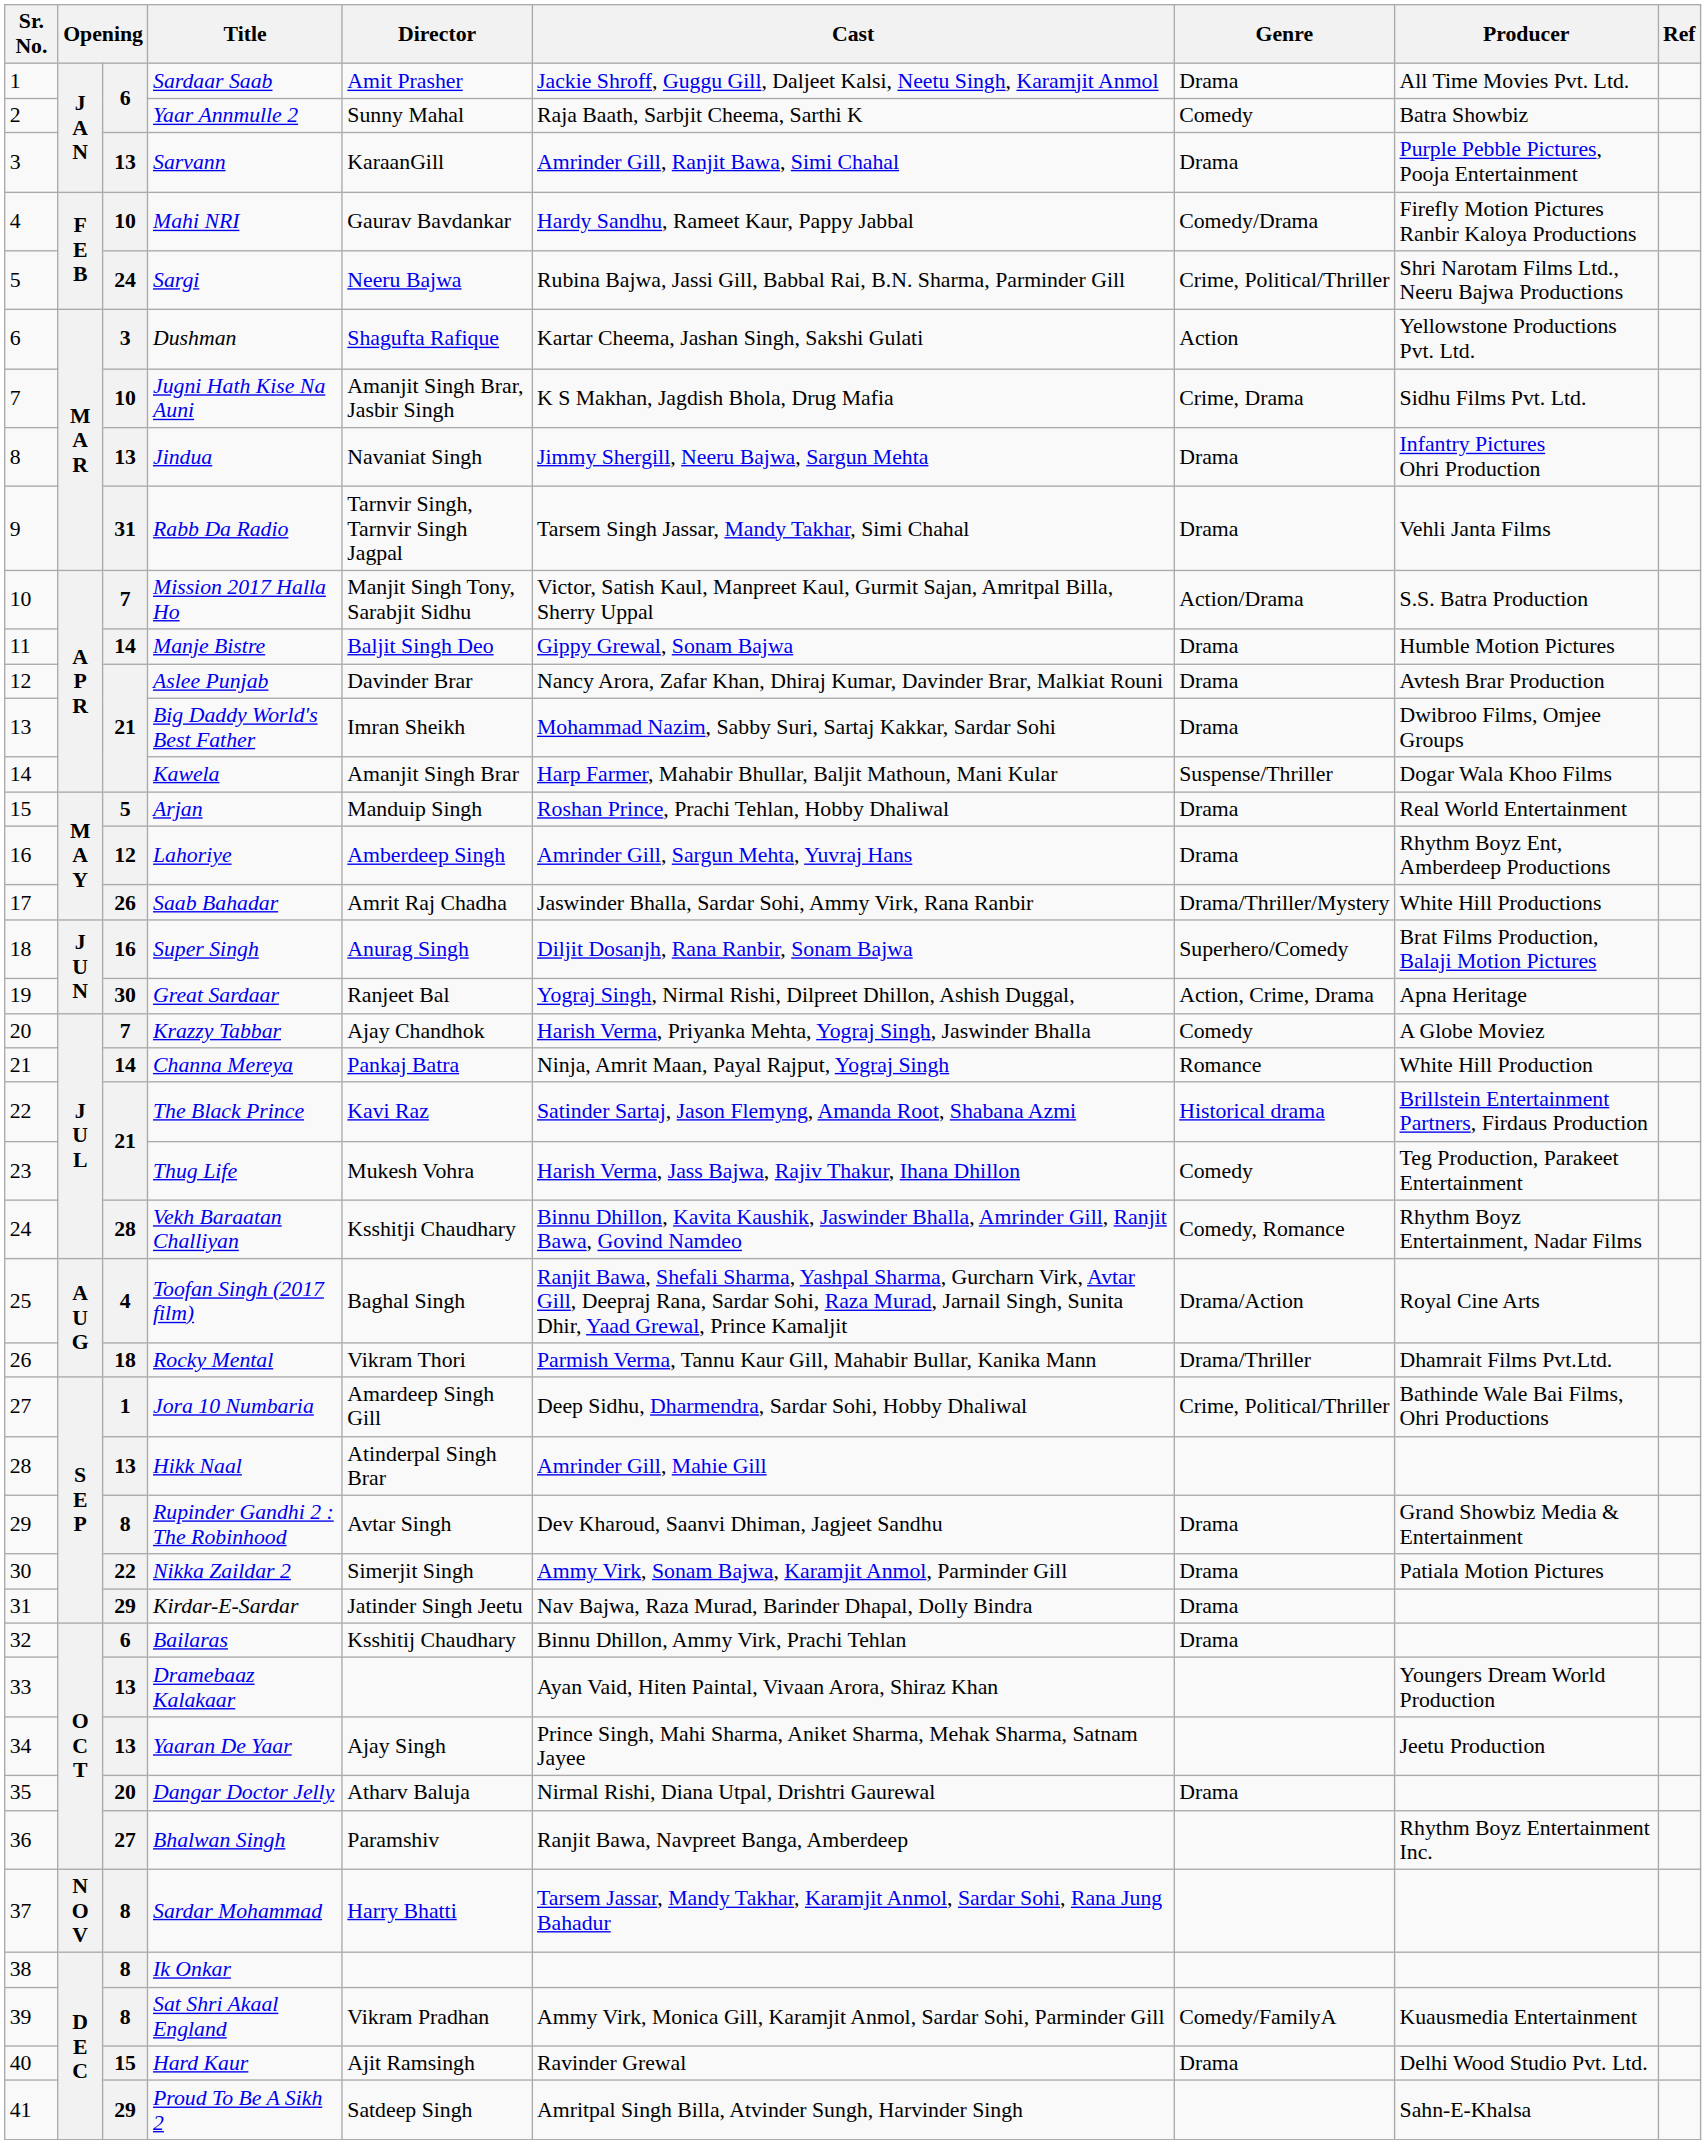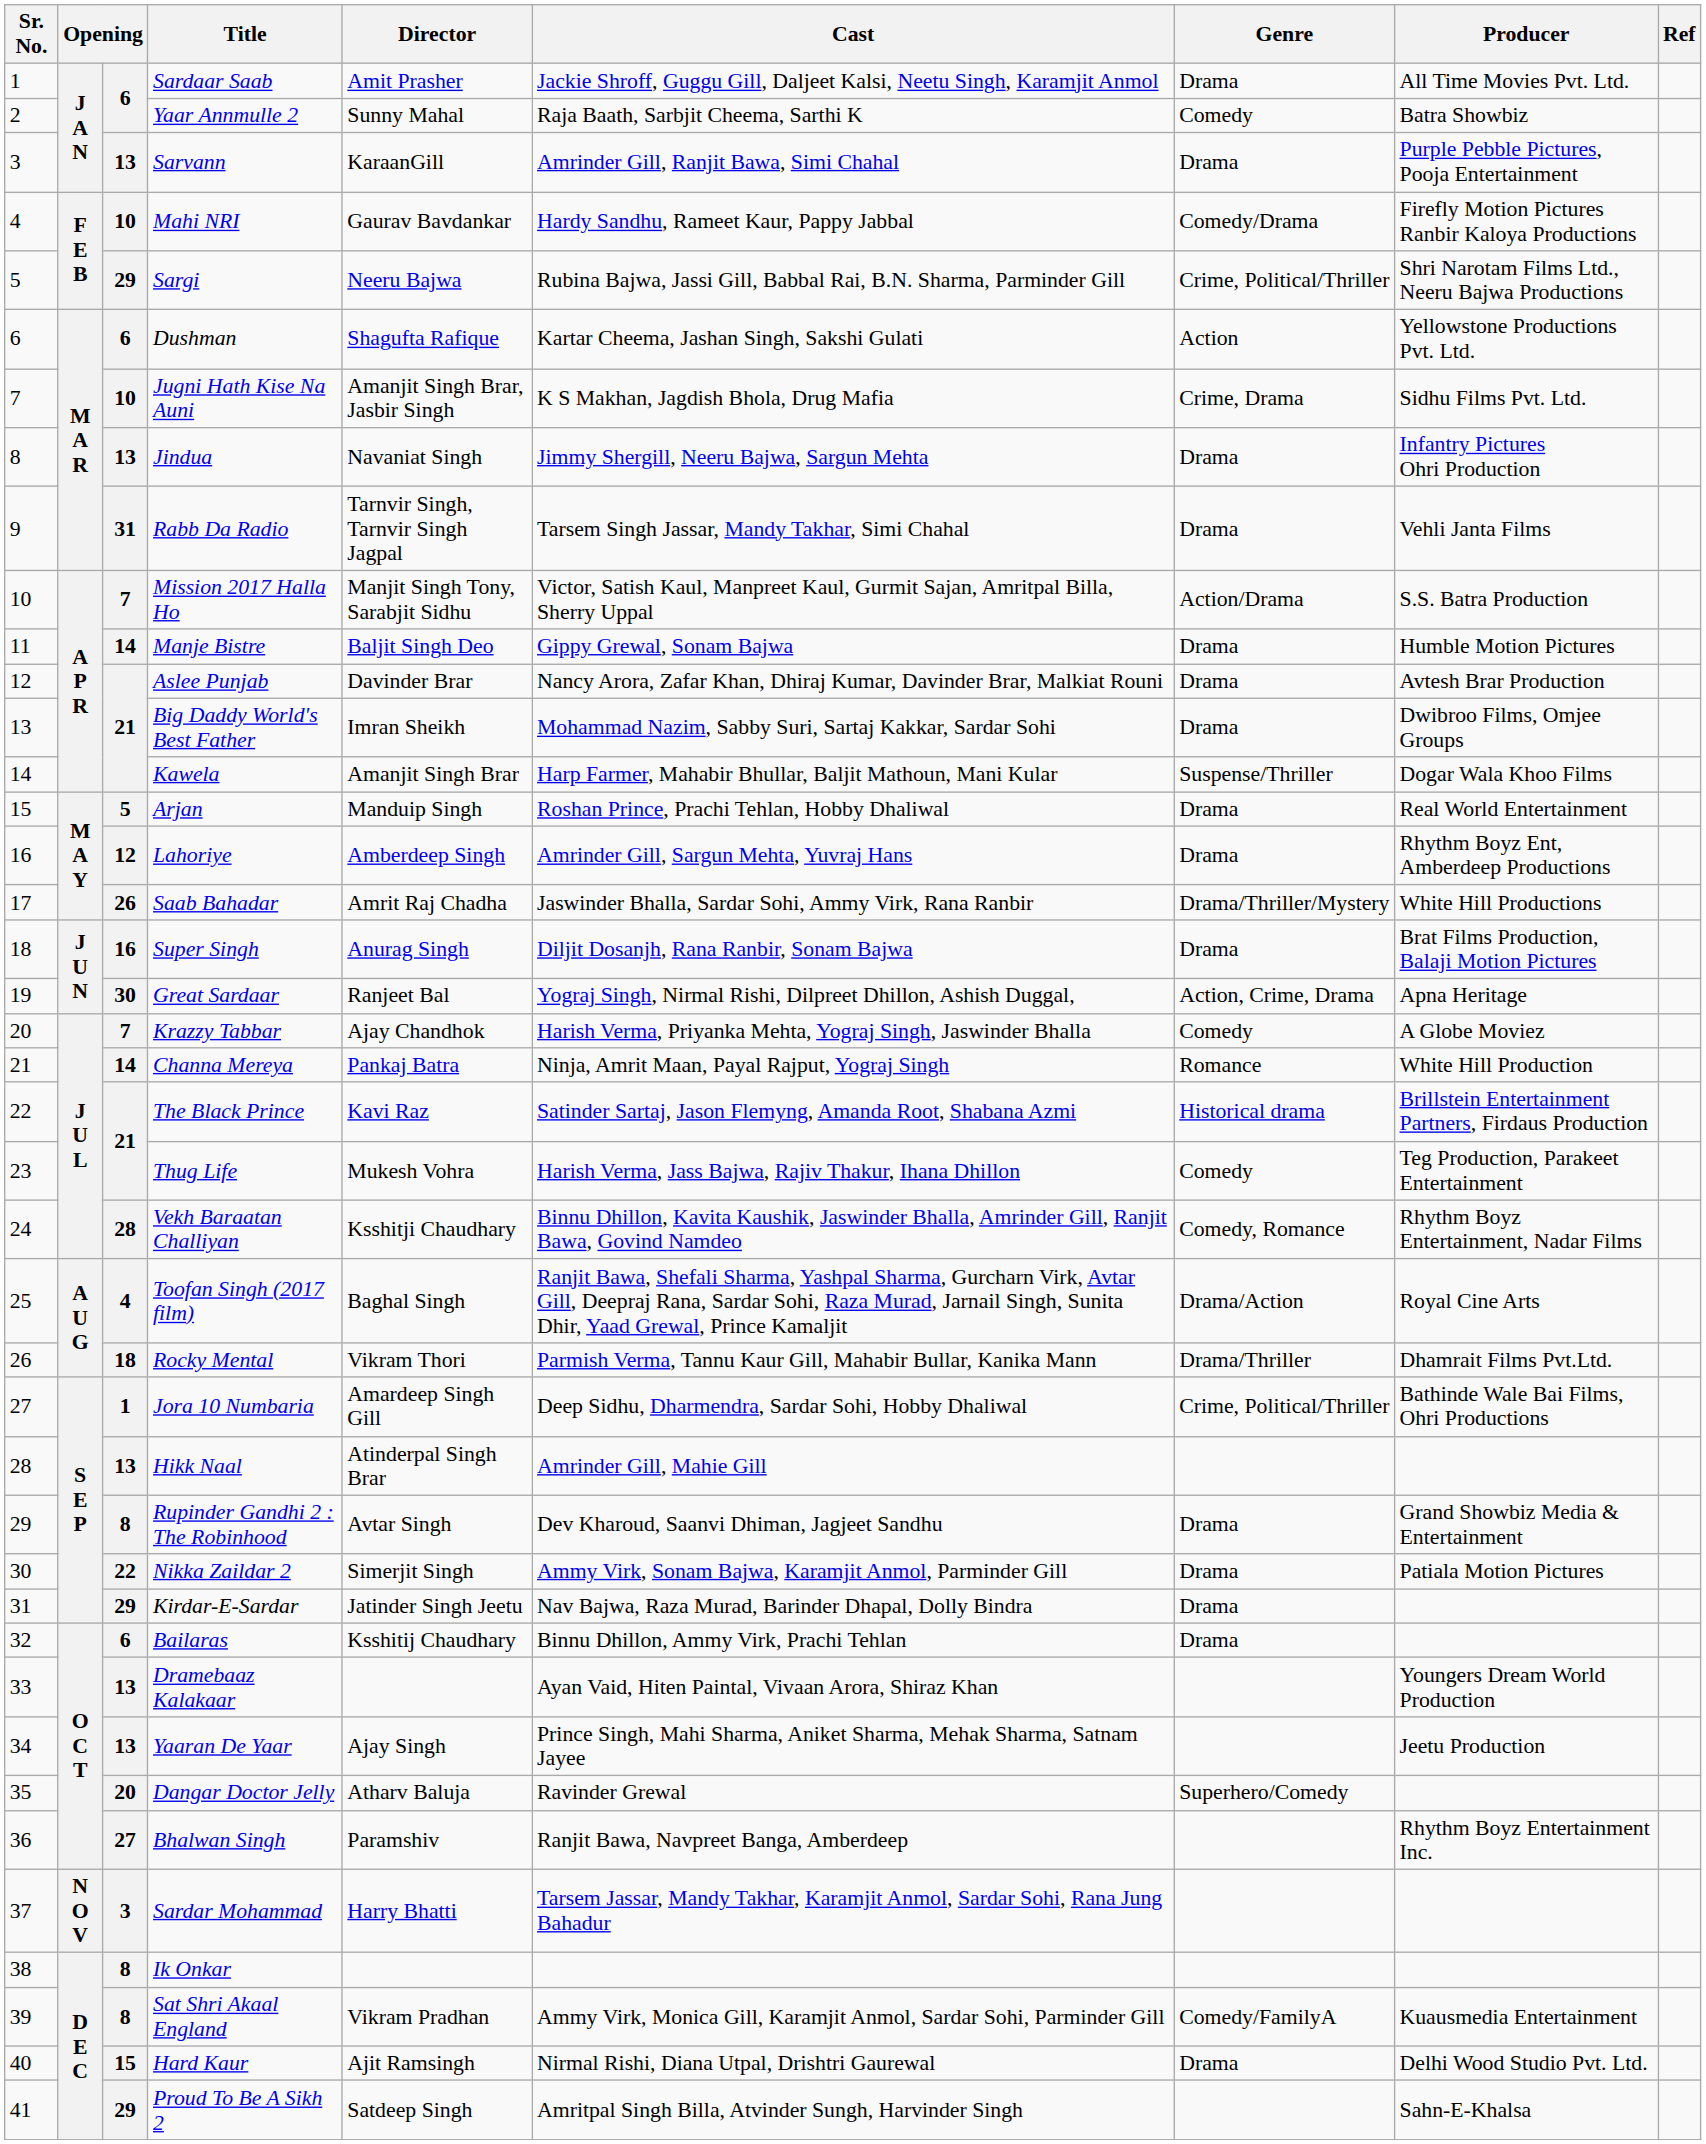(125, 279) 24 -> (125, 279) 29
(125, 338) 3 -> (125, 338) 6
(1264, 948) Superhero/Comedy -> (1209, 948) Drama
(736, 1792) Nirmal Rishi, Diana Utpal, Drishtri Gaurewal -> (612, 1792) Ravinder Grewal
(1209, 1792) Drama -> (1264, 1792) Superhero/Comedy
(125, 1910) 8 -> (125, 1910) 3
(612, 2063) Ravinder Grewal -> (736, 2063) Nirmal Rishi, Diana Utpal, Drishtri Gaurewal
